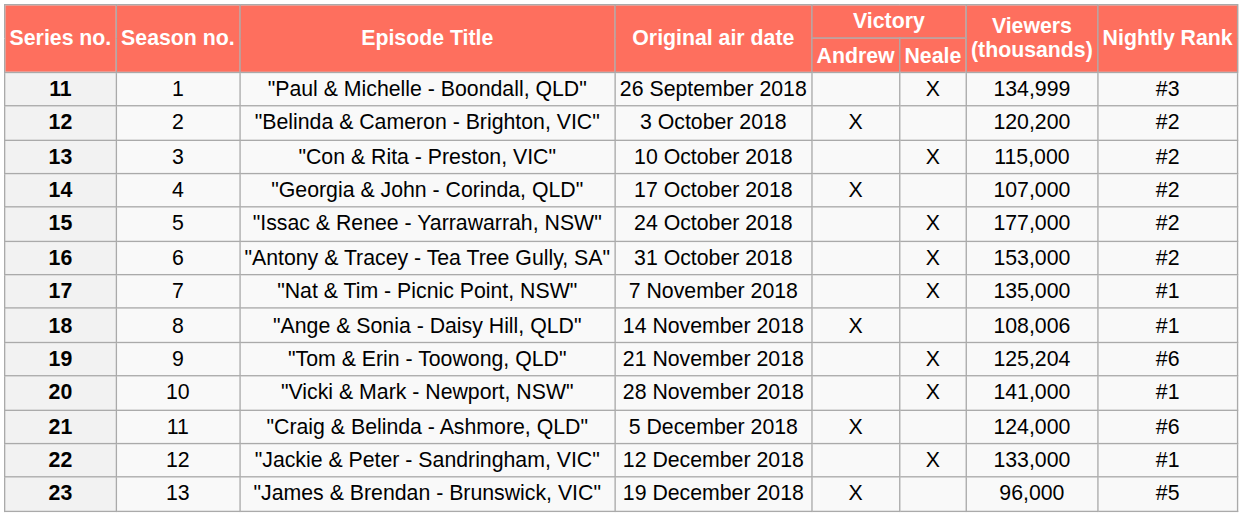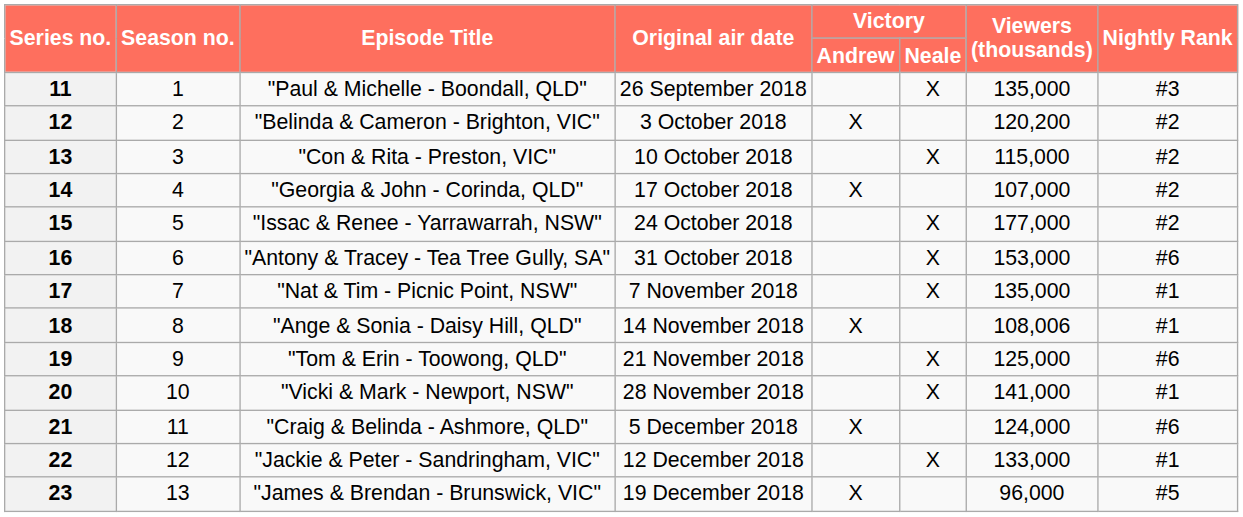(1032, 88) 134,999 -> (1032, 88) 135,000
(1168, 257) #2 -> (1168, 257) #6
(1032, 358) 125,204 -> (1032, 358) 125,000
